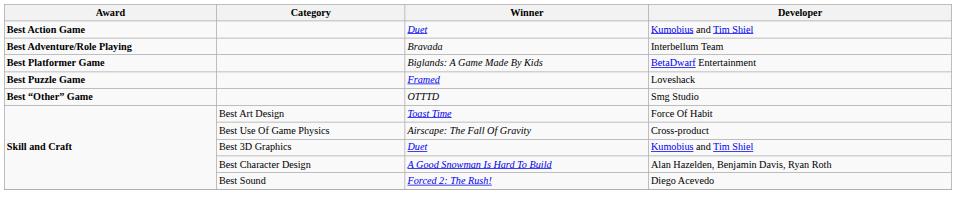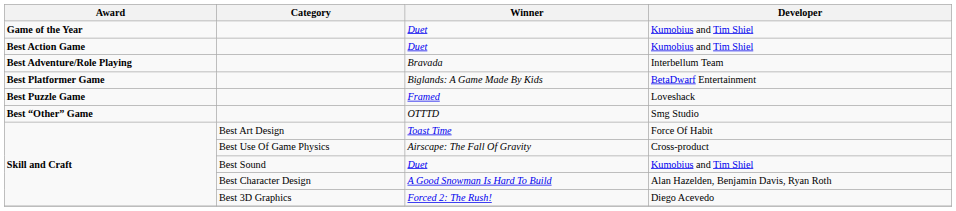+ row: (45, 29)
(255, 147) Best 3D Graphics -> (242, 163) Best Sound
(242, 180) Best Sound -> (255, 197) Best 3D Graphics
